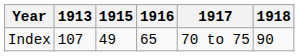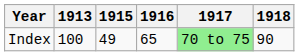(71, 40) 107 -> (71, 40) 100
(215, 40) no background -> (215, 40) lightgreen background
